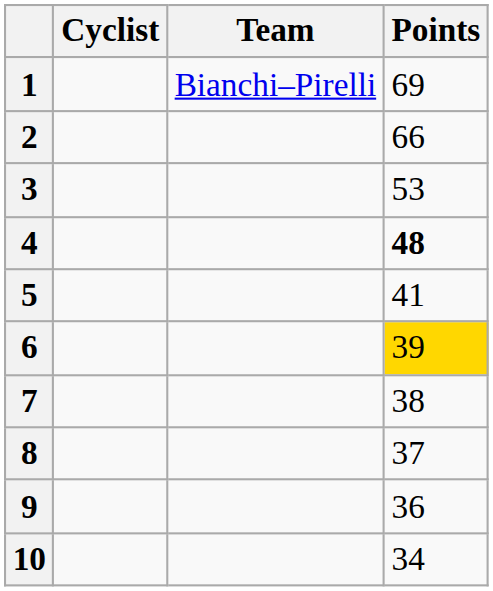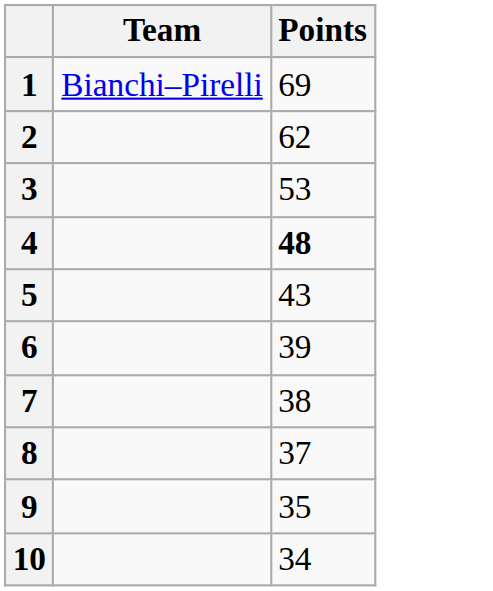- column: (110, 30)
(408, 136) 66 -> (295, 136) 62
(408, 294) 41 -> (295, 294) 43
(408, 347) gold background -> (295, 347) no background
(408, 505) 36 -> (295, 505) 35
